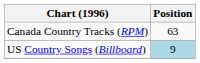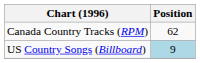(173, 31) 63 -> (173, 31) 62
